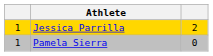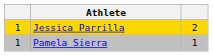(195, 43) 0 -> (195, 43) 1
